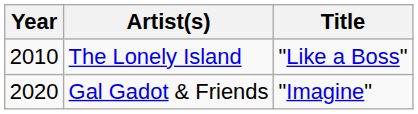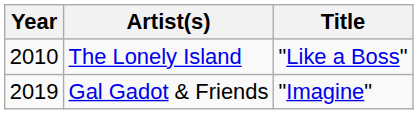(34, 91) 2020 -> (34, 91) 2019
